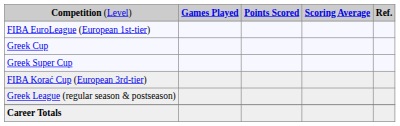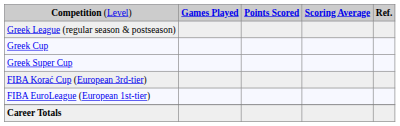rows swapped: (91, 96) <-> (79, 29)
